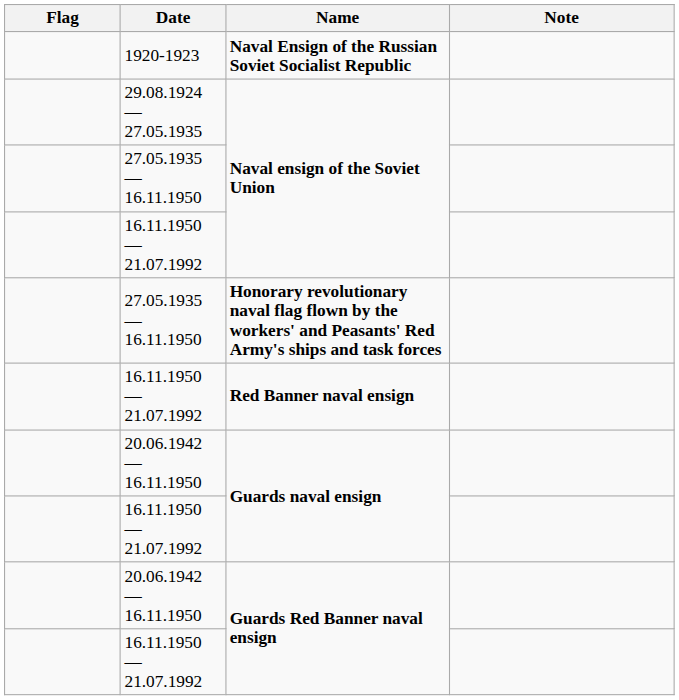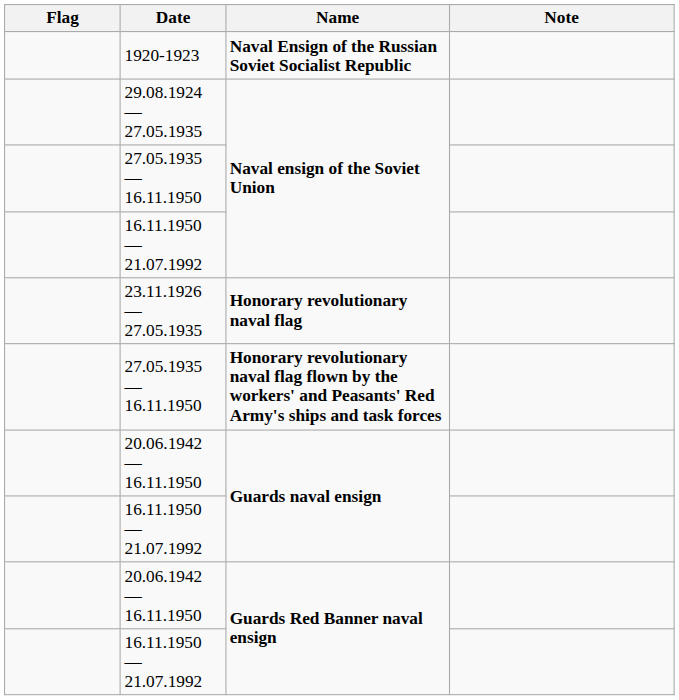+ row: (163, 310)
- row: (163, 396)
